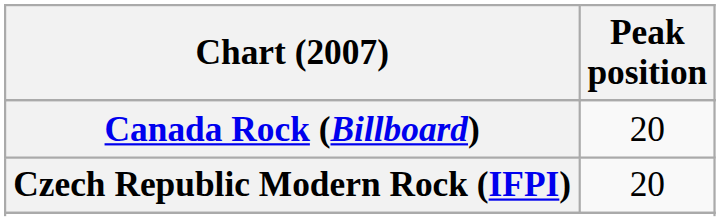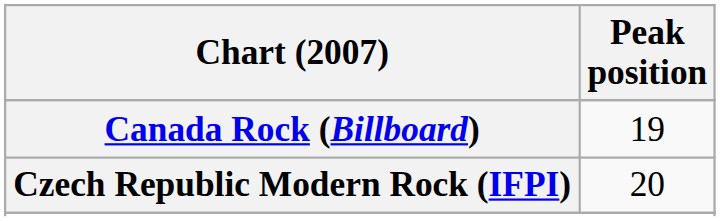(647, 128) 20 -> (647, 128) 19
